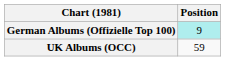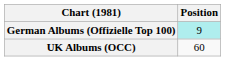(199, 47) 59 -> (199, 47) 60
